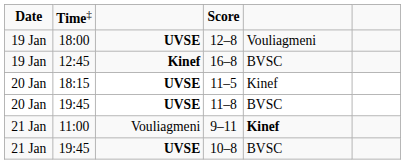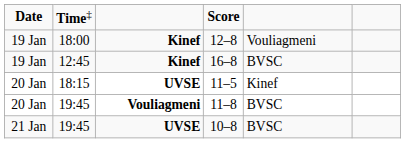(182, 40) UVSE -> (184, 40) Kinef
(182, 105) UVSE -> (164, 105) Vouliagmeni
- row: (224, 126)
